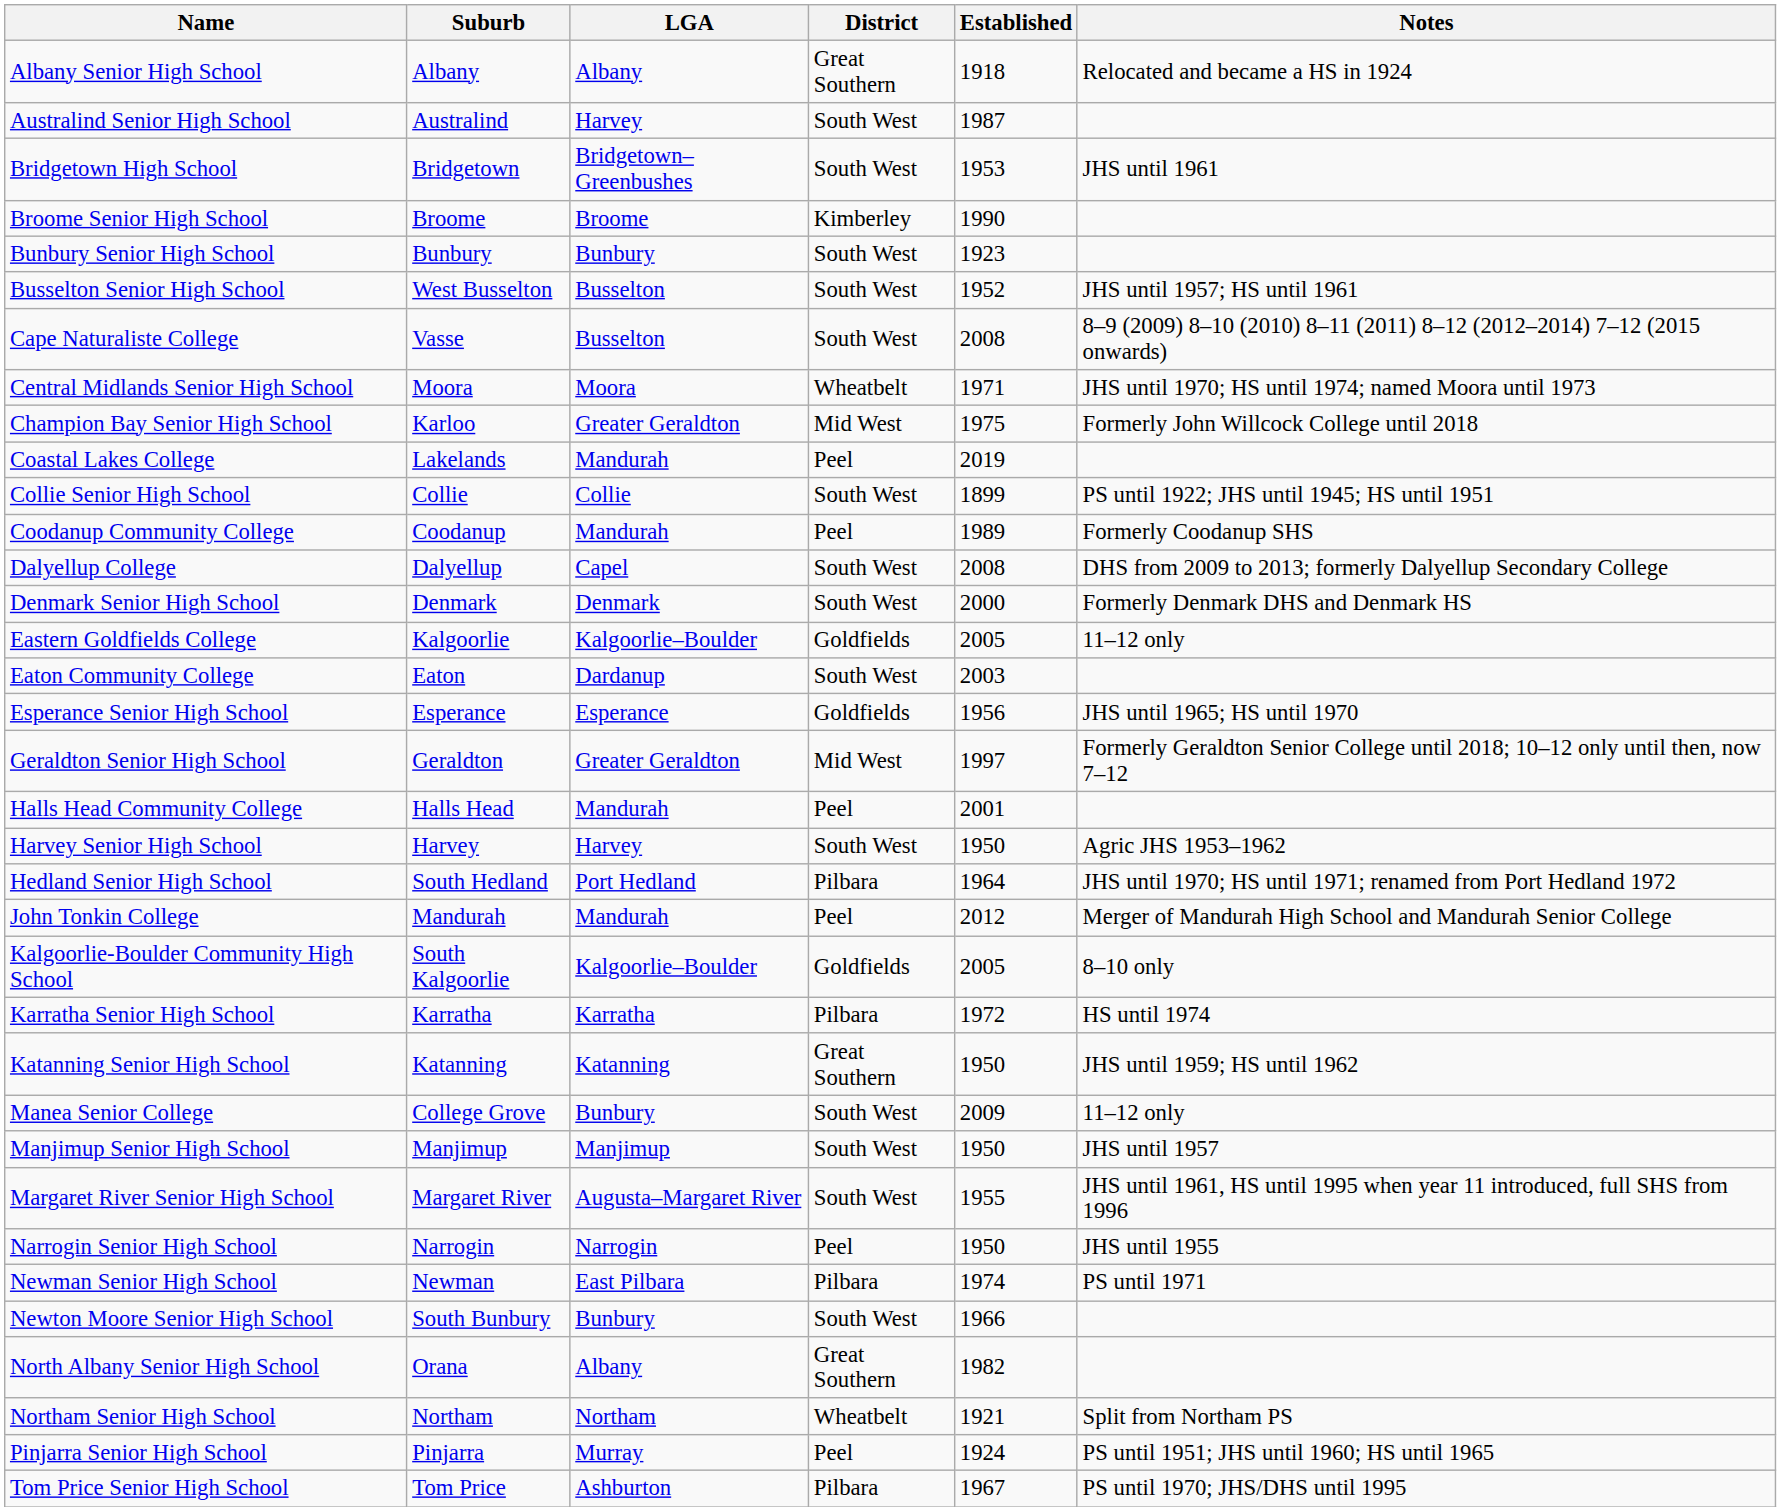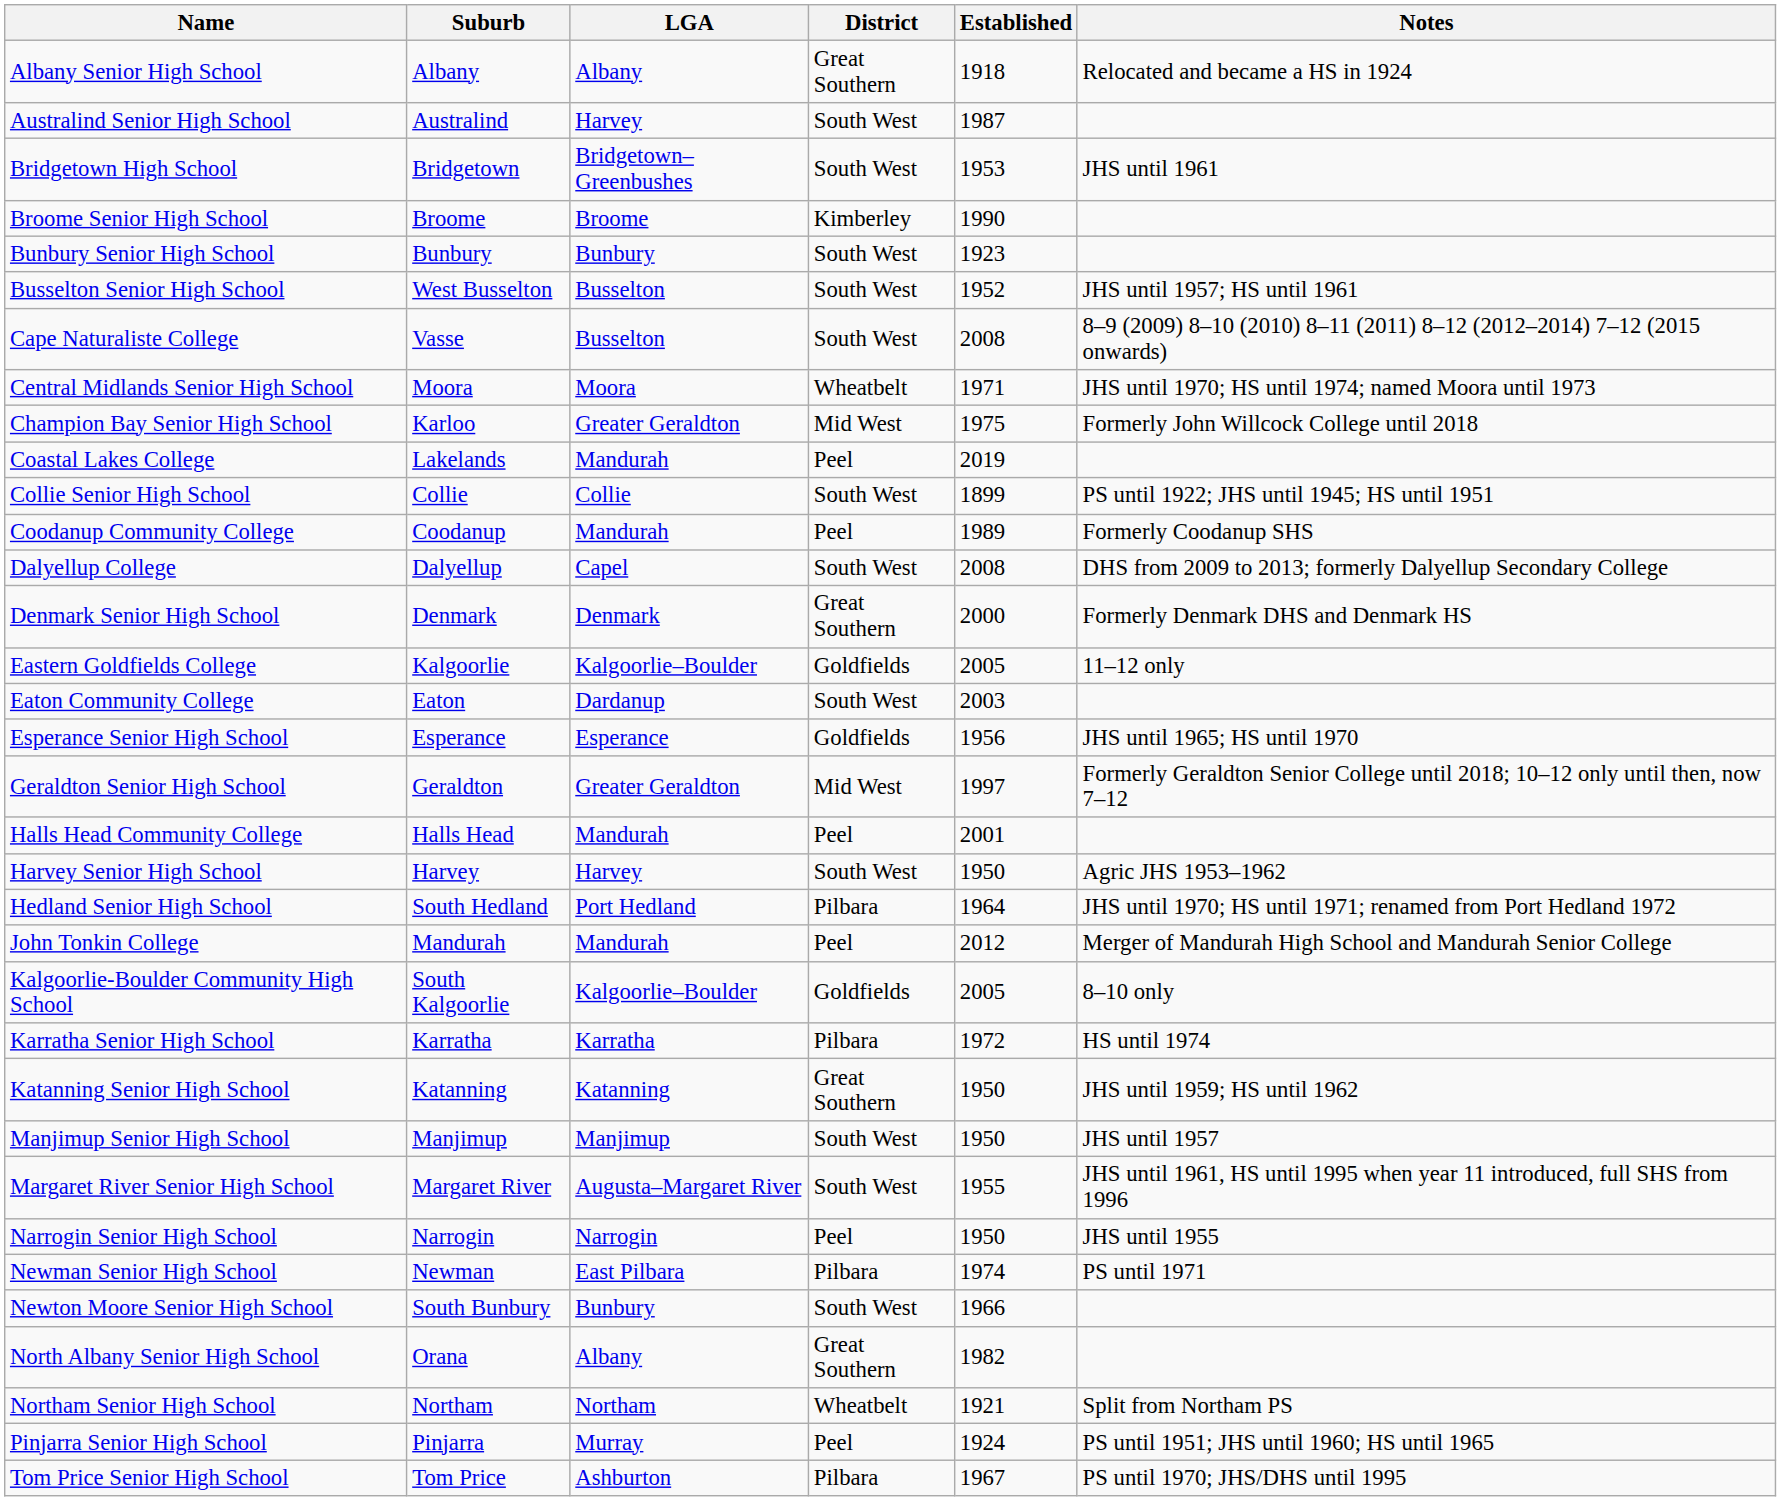(865, 603) South West -> (855, 616) Great Southern
- row: (112, 1112)
